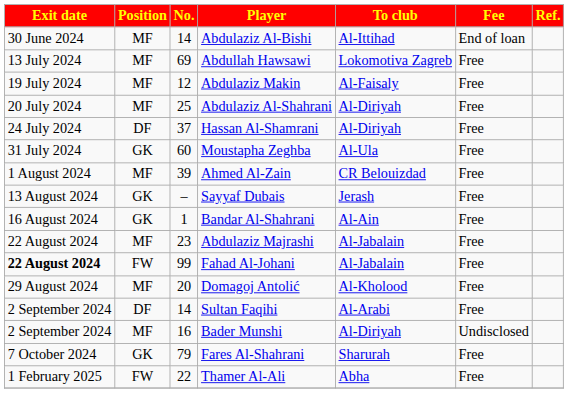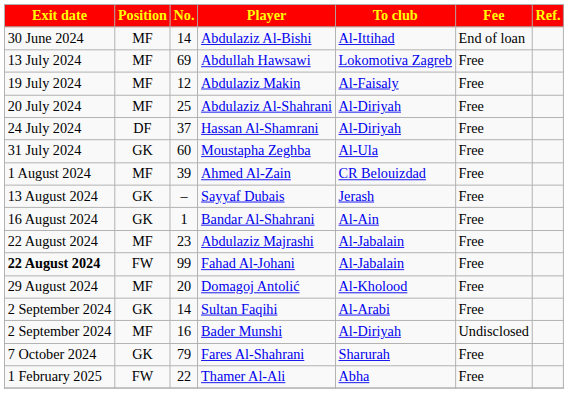(142, 309) DF -> (142, 309) GK
